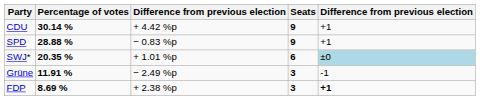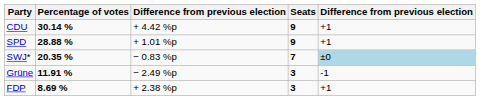(155, 42) − 0.83 %p -> (155, 42) + 1.01 %p
(155, 57) + 1.01 %p -> (155, 57) − 0.83 %p
(293, 57) 6 -> (293, 57) 7
(326, 88) bold -> (326, 88) normal
